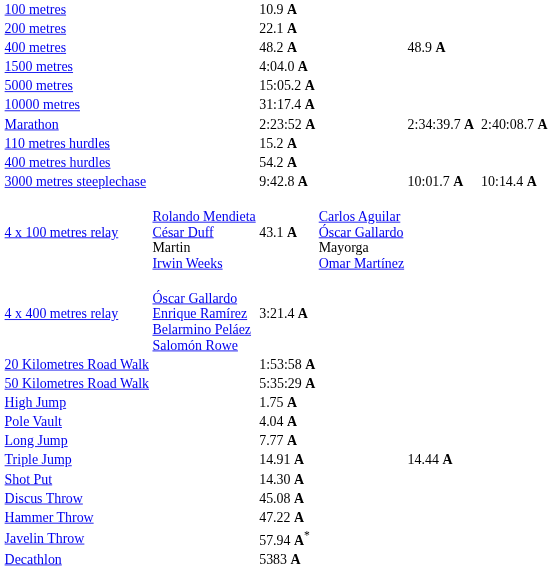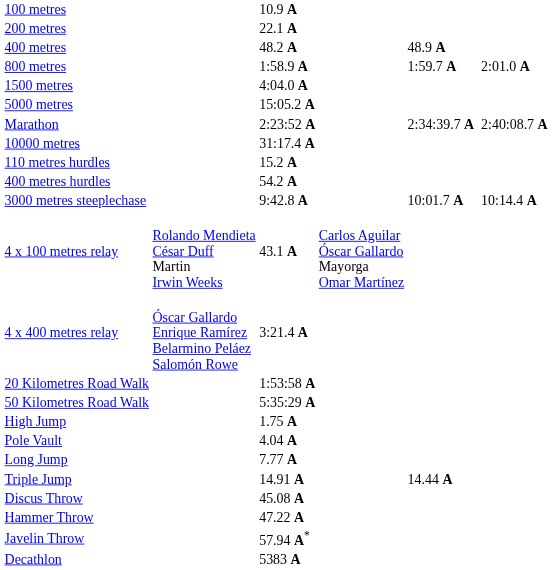+ row: (35, 66)
rows swapped: (42, 105) <-> (32, 124)
- row: (28, 479)
